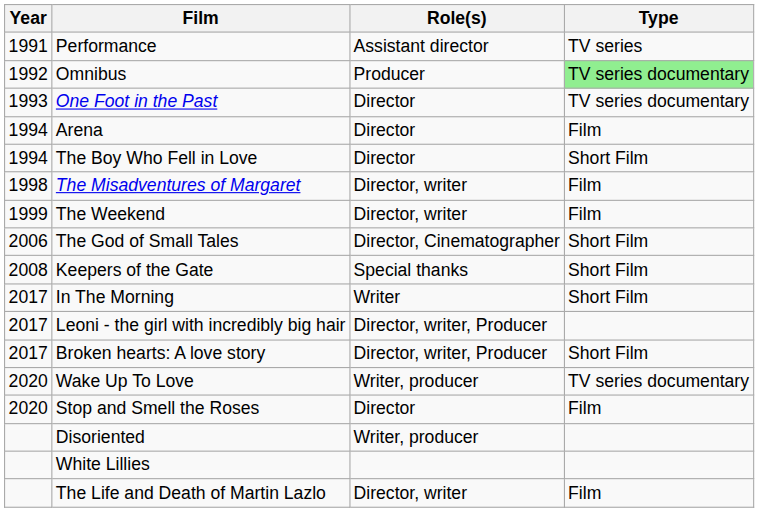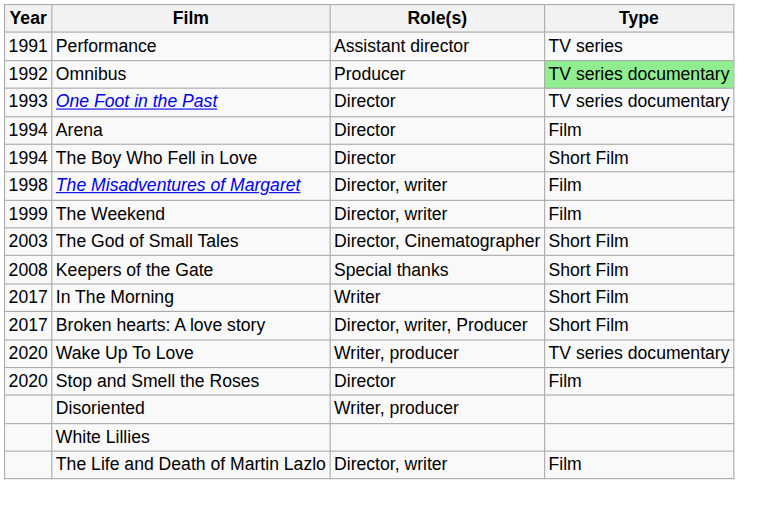(28, 241) 2006 -> (28, 241) 2003
- row: (201, 325)
